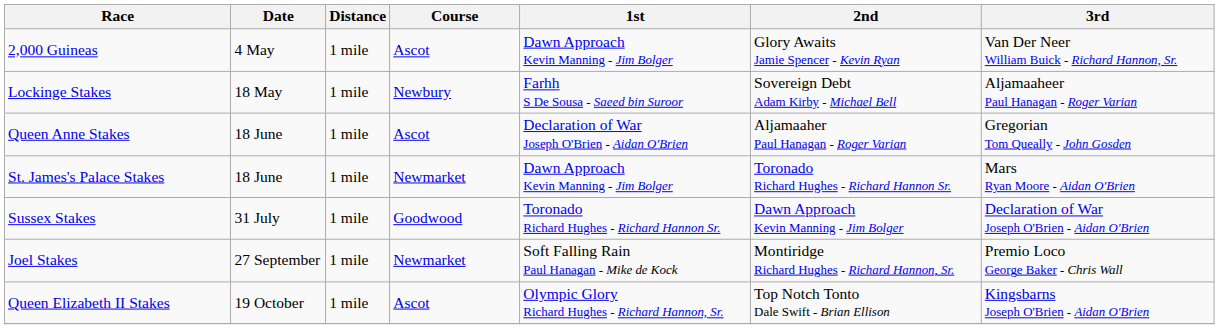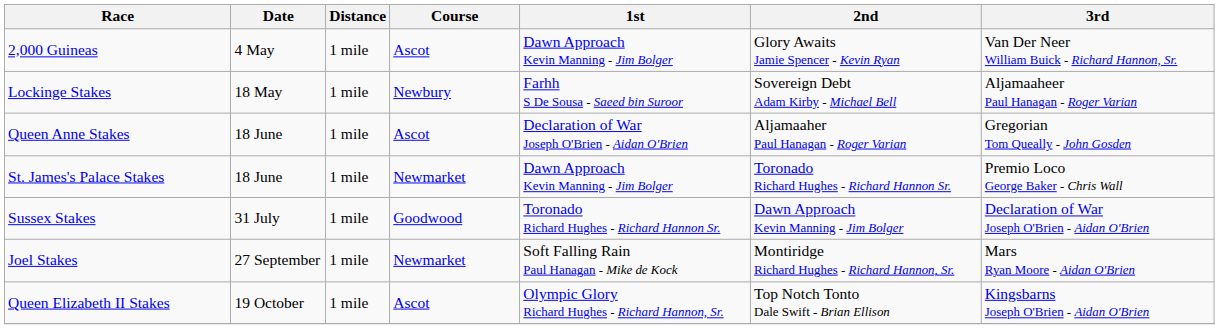(1060, 176) Mars Ryan Moore - Aidan O'Brien -> (1054, 176) Premio Loco George Baker - Chris Wall
(1054, 260) Premio Loco George Baker - Chris Wall -> (1060, 260) Mars Ryan Moore - Aidan O'Brien
